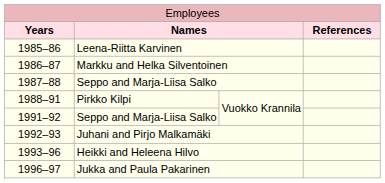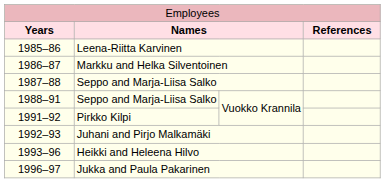(104, 100) Pirkko Kilpi -> (147, 100) Seppo and Marja-Liisa Salko
(147, 117) Seppo and Marja-Liisa Salko -> (104, 117) Pirkko Kilpi
